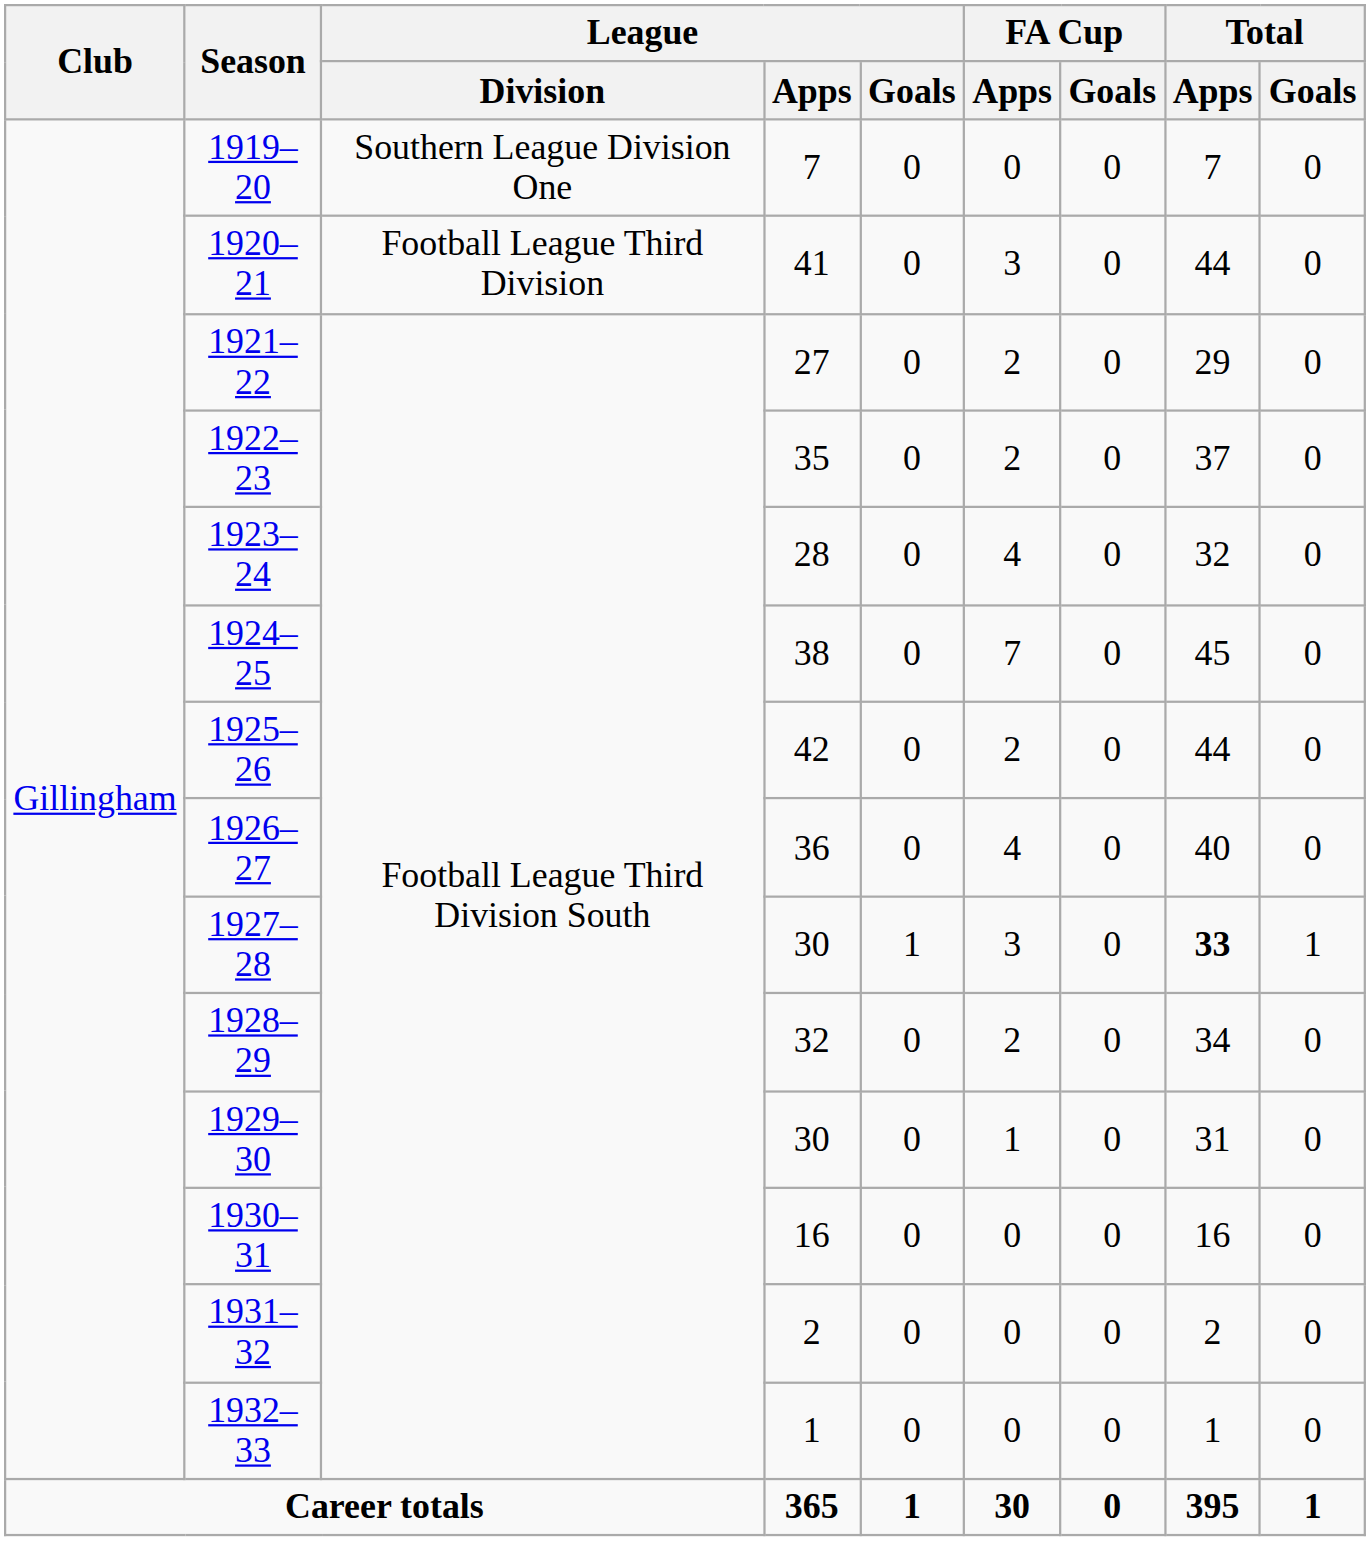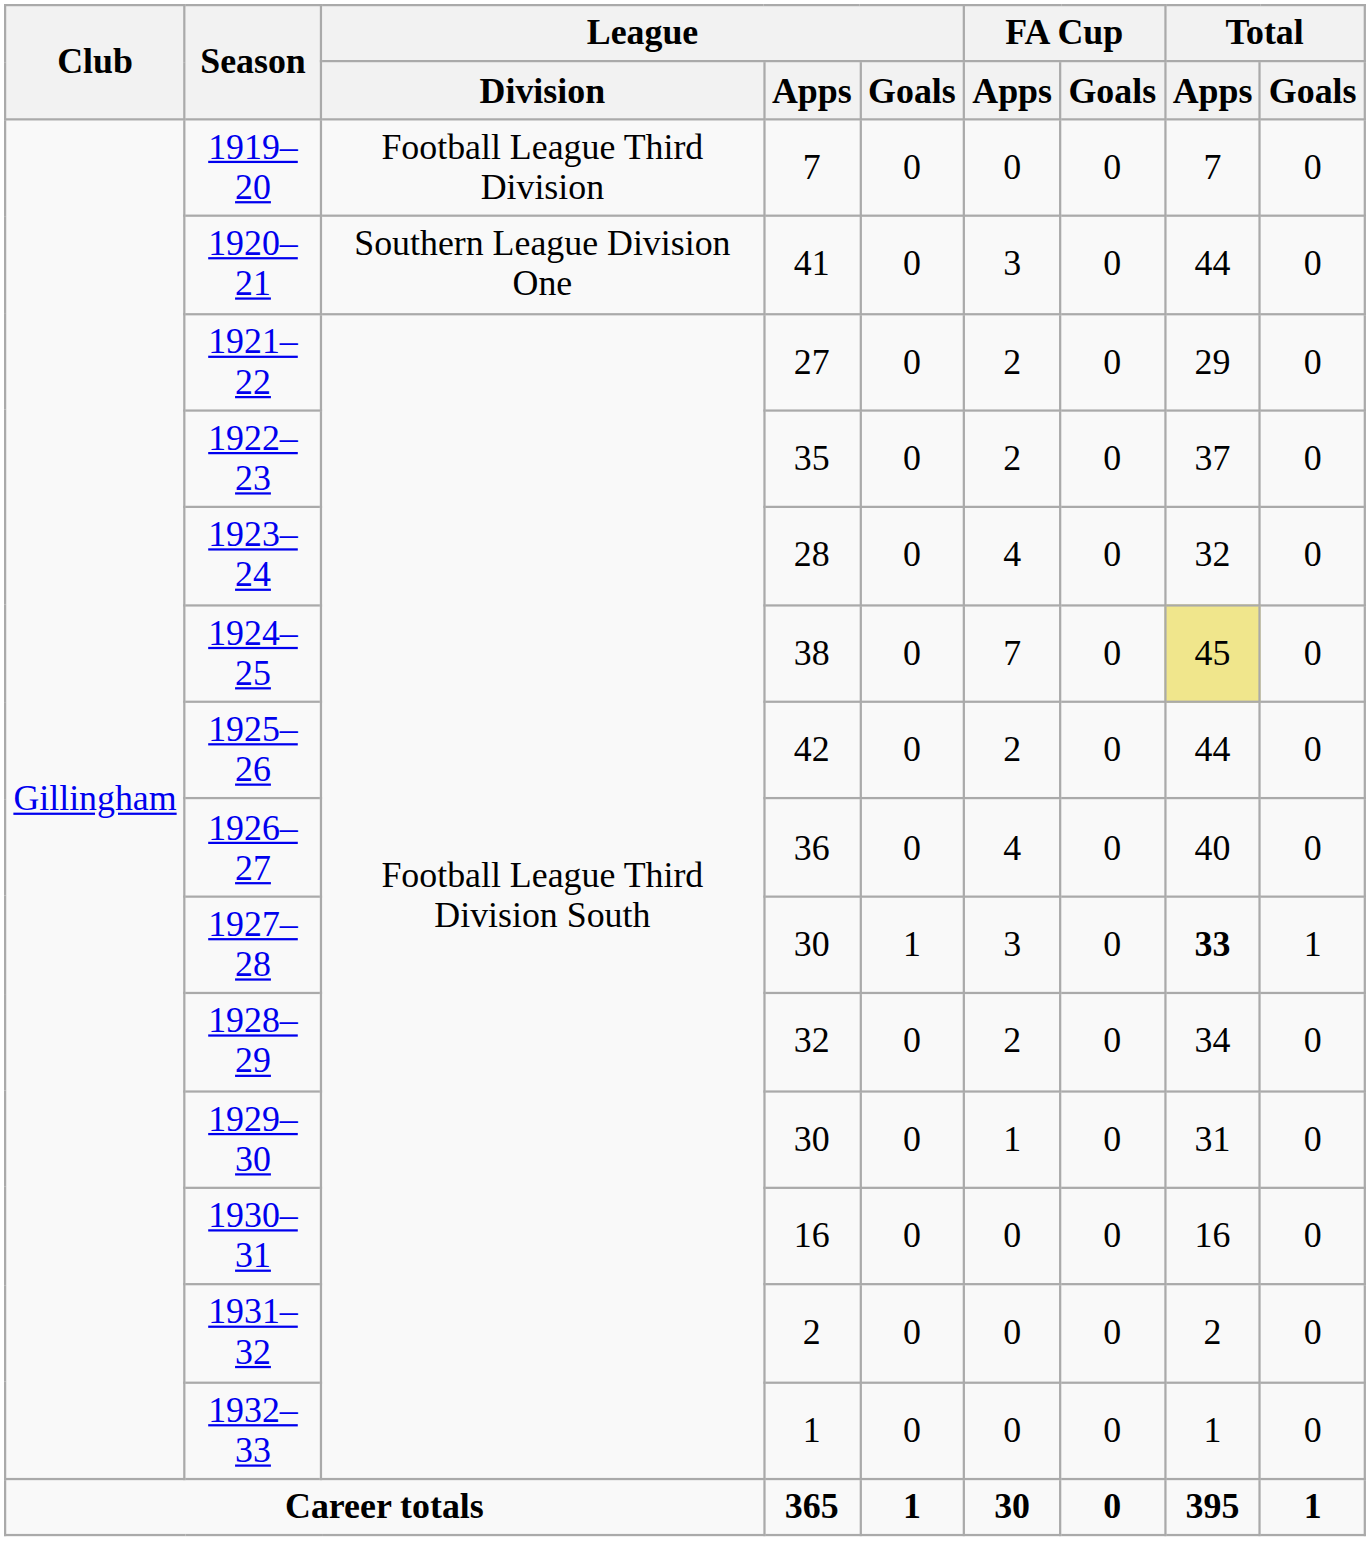(542, 166) Southern League Division One -> (542, 166) Football League Third Division
(542, 263) Football League Third Division -> (542, 263) Southern League Division One
(1212, 652) no background -> (1212, 652) khaki background
